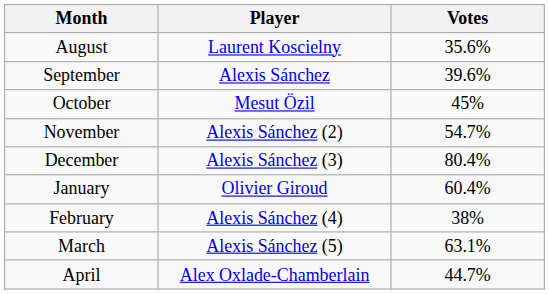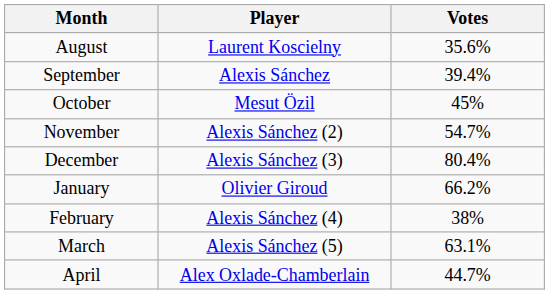(468, 75) 39.6% -> (468, 75) 39.4%
(468, 189) 60.4% -> (468, 189) 66.2%
